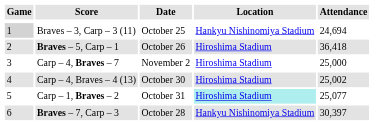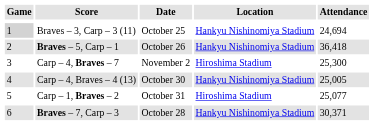(234, 47) Hiroshima Stadium -> (255, 47) Hankyu Nishinomiya Stadium
(333, 63) 25,000 -> (333, 63) 25,300
(234, 80) Hiroshima Stadium -> (255, 80) Hankyu Nishinomiya Stadium
(333, 80) 25,002 -> (333, 80) 25,005
(234, 96) paleturquoise background -> (234, 96) no background
(333, 112) 30,397 -> (333, 112) 30,371
